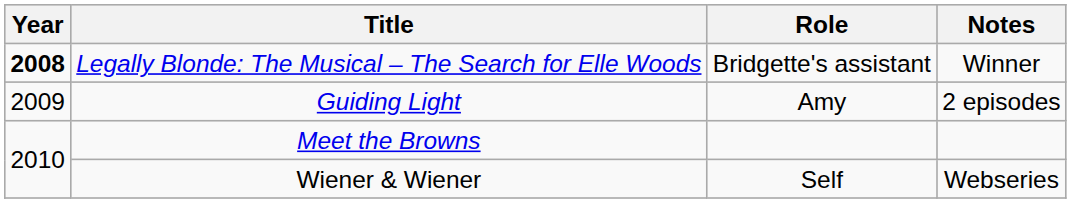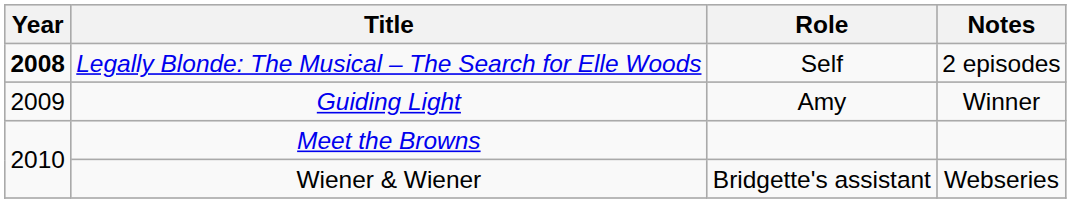(822, 63) Bridgette's assistant -> (822, 63) Self
(1001, 63) Winner -> (1001, 63) 2 episodes
(1001, 102) 2 episodes -> (1001, 102) Winner
(822, 179) Self -> (822, 179) Bridgette's assistant
